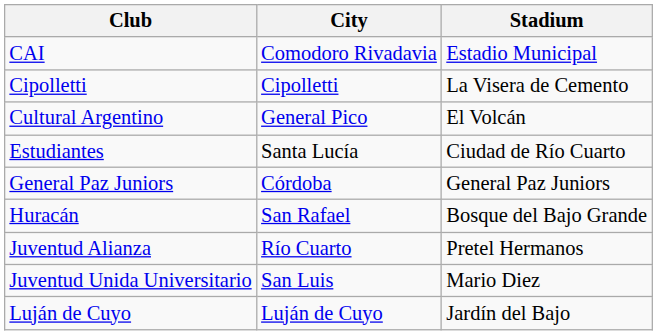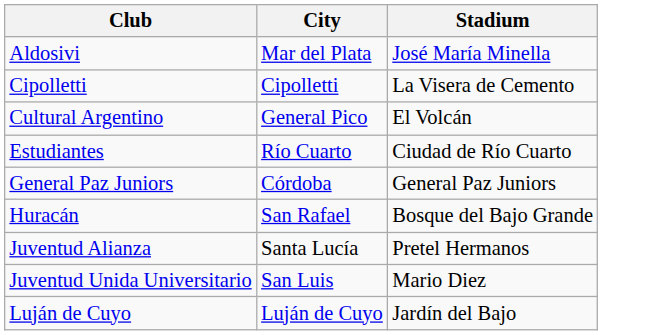+ row: (45, 53)
- row: (27, 53)
(310, 150) Santa Lucía -> (306, 150) Río Cuarto
(306, 248) Río Cuarto -> (310, 248) Santa Lucía
